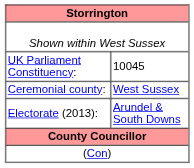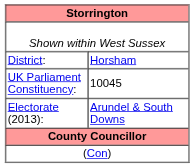+ row: (27, 60)
- row: (57, 90)
